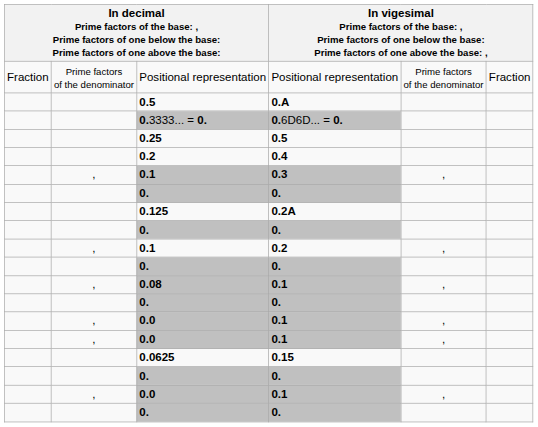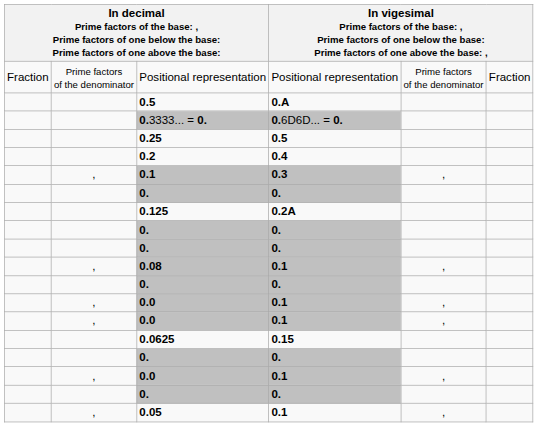- row: (147, 248)
+ row: (150, 412)
